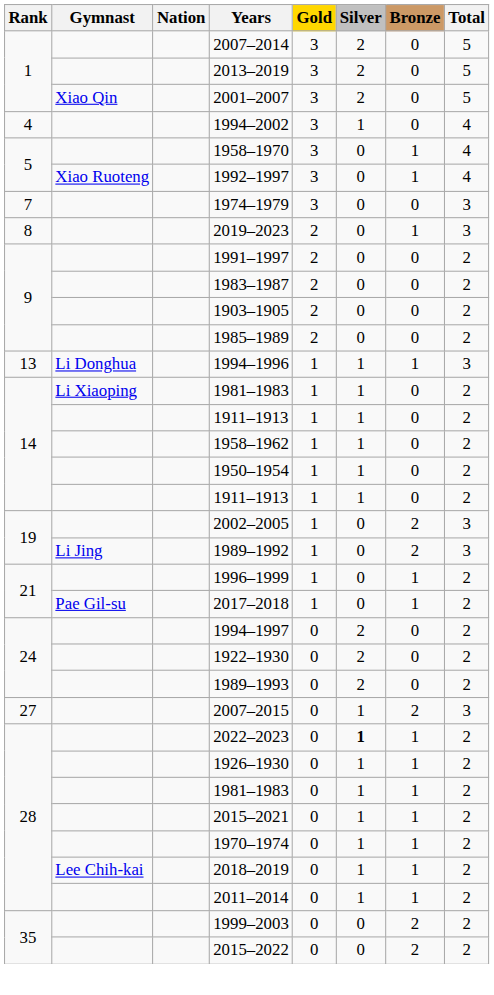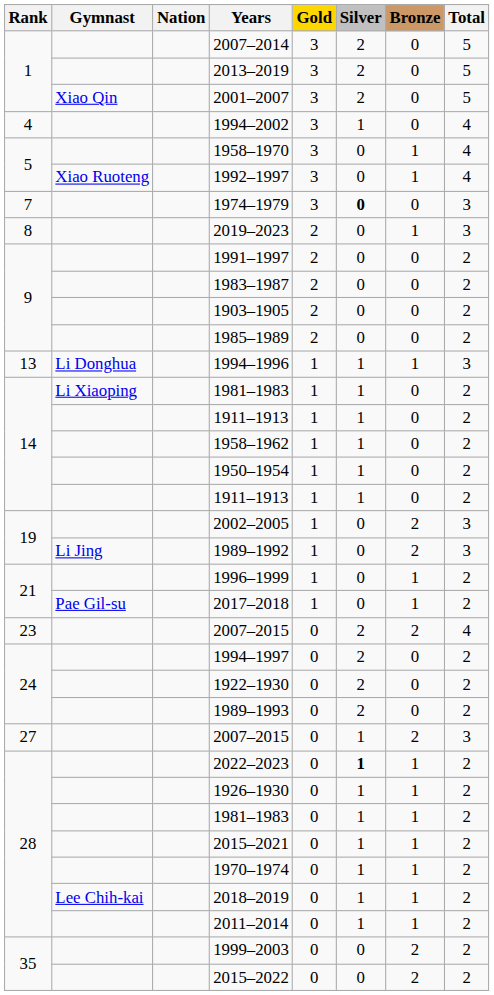(361, 204) normal -> (361, 204) bold
+ row: (28, 630)
